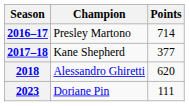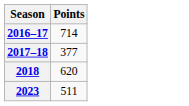- column: (99, 14)
(166, 91) 111 -> (69, 91) 511
